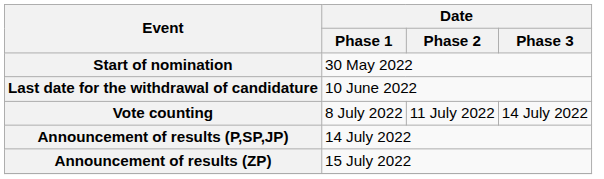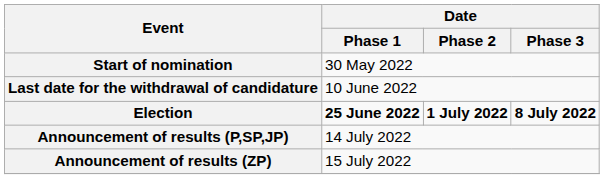+ row: (163, 112)
- row: (163, 112)
